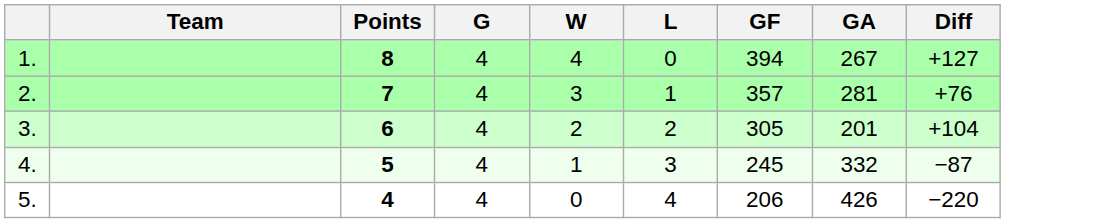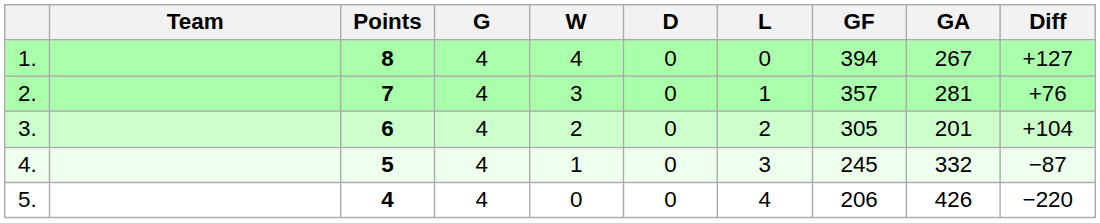+ column: (670, 22)
